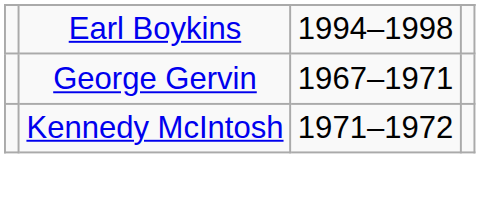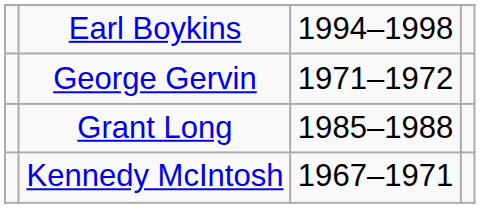(376, 78) 1967–1971 -> (376, 78) 1971–1972
+ row: (155, 127)
(376, 127) 1971–1972 -> (376, 176) 1967–1971
